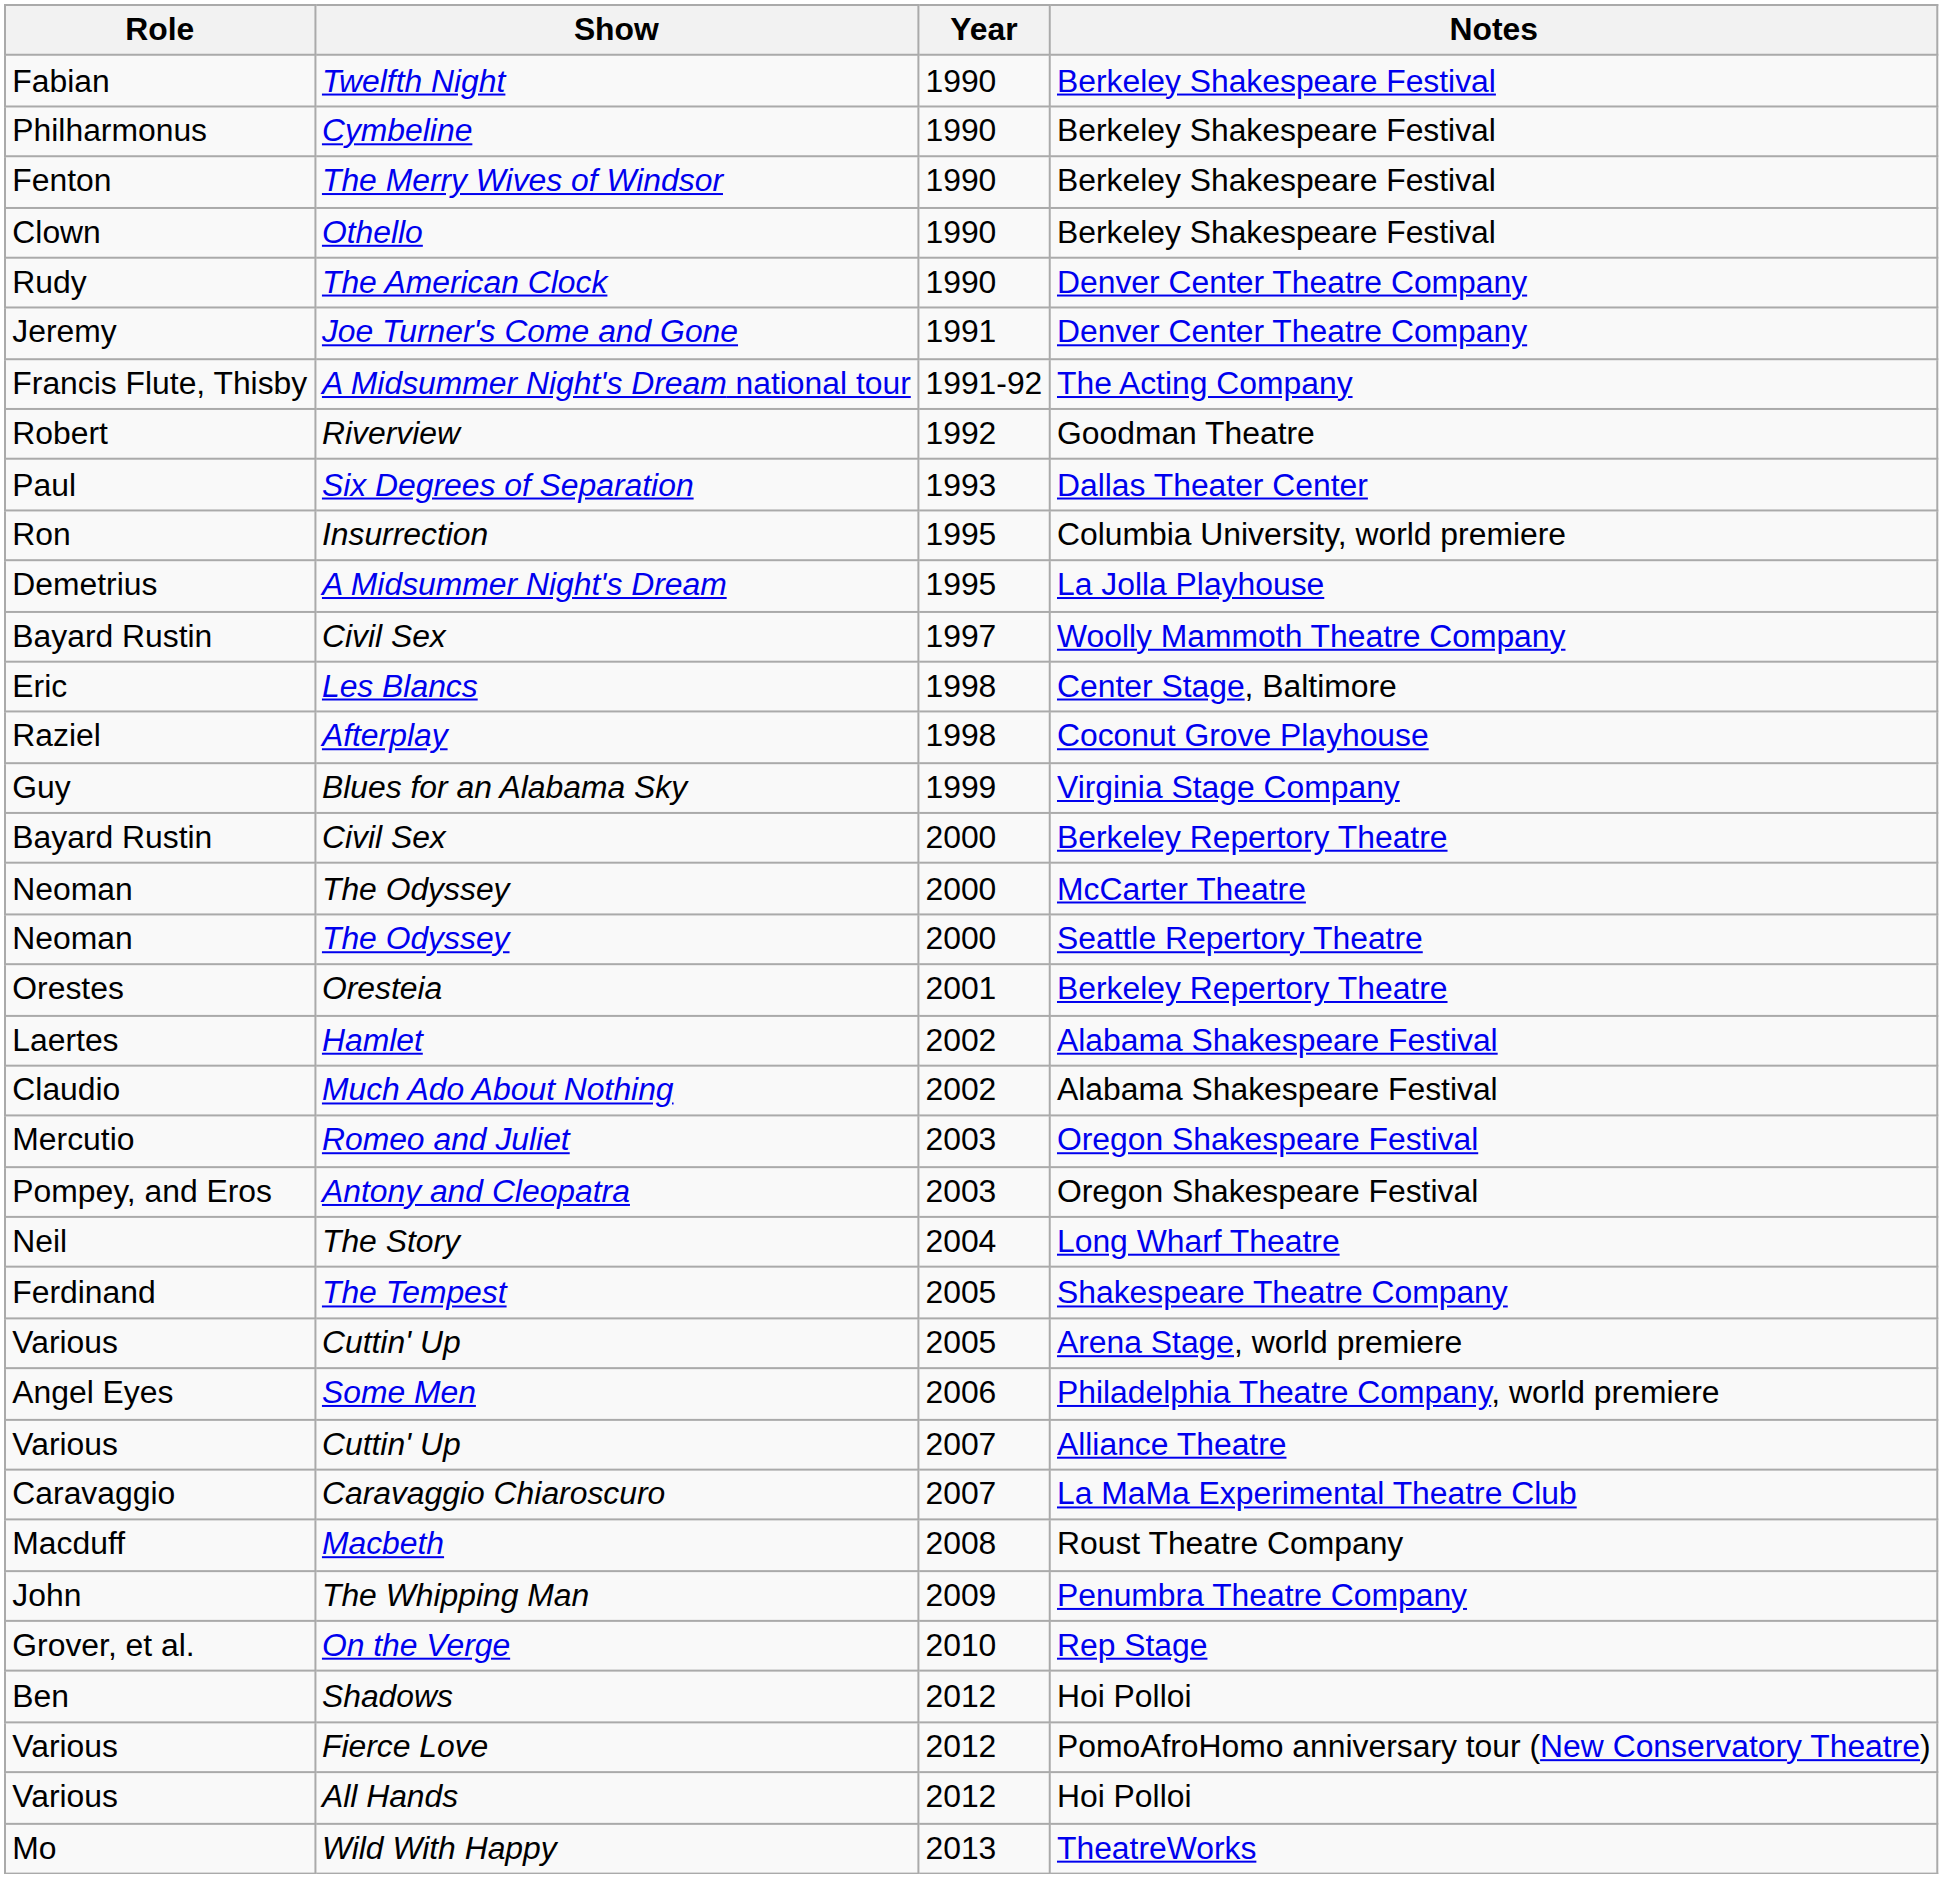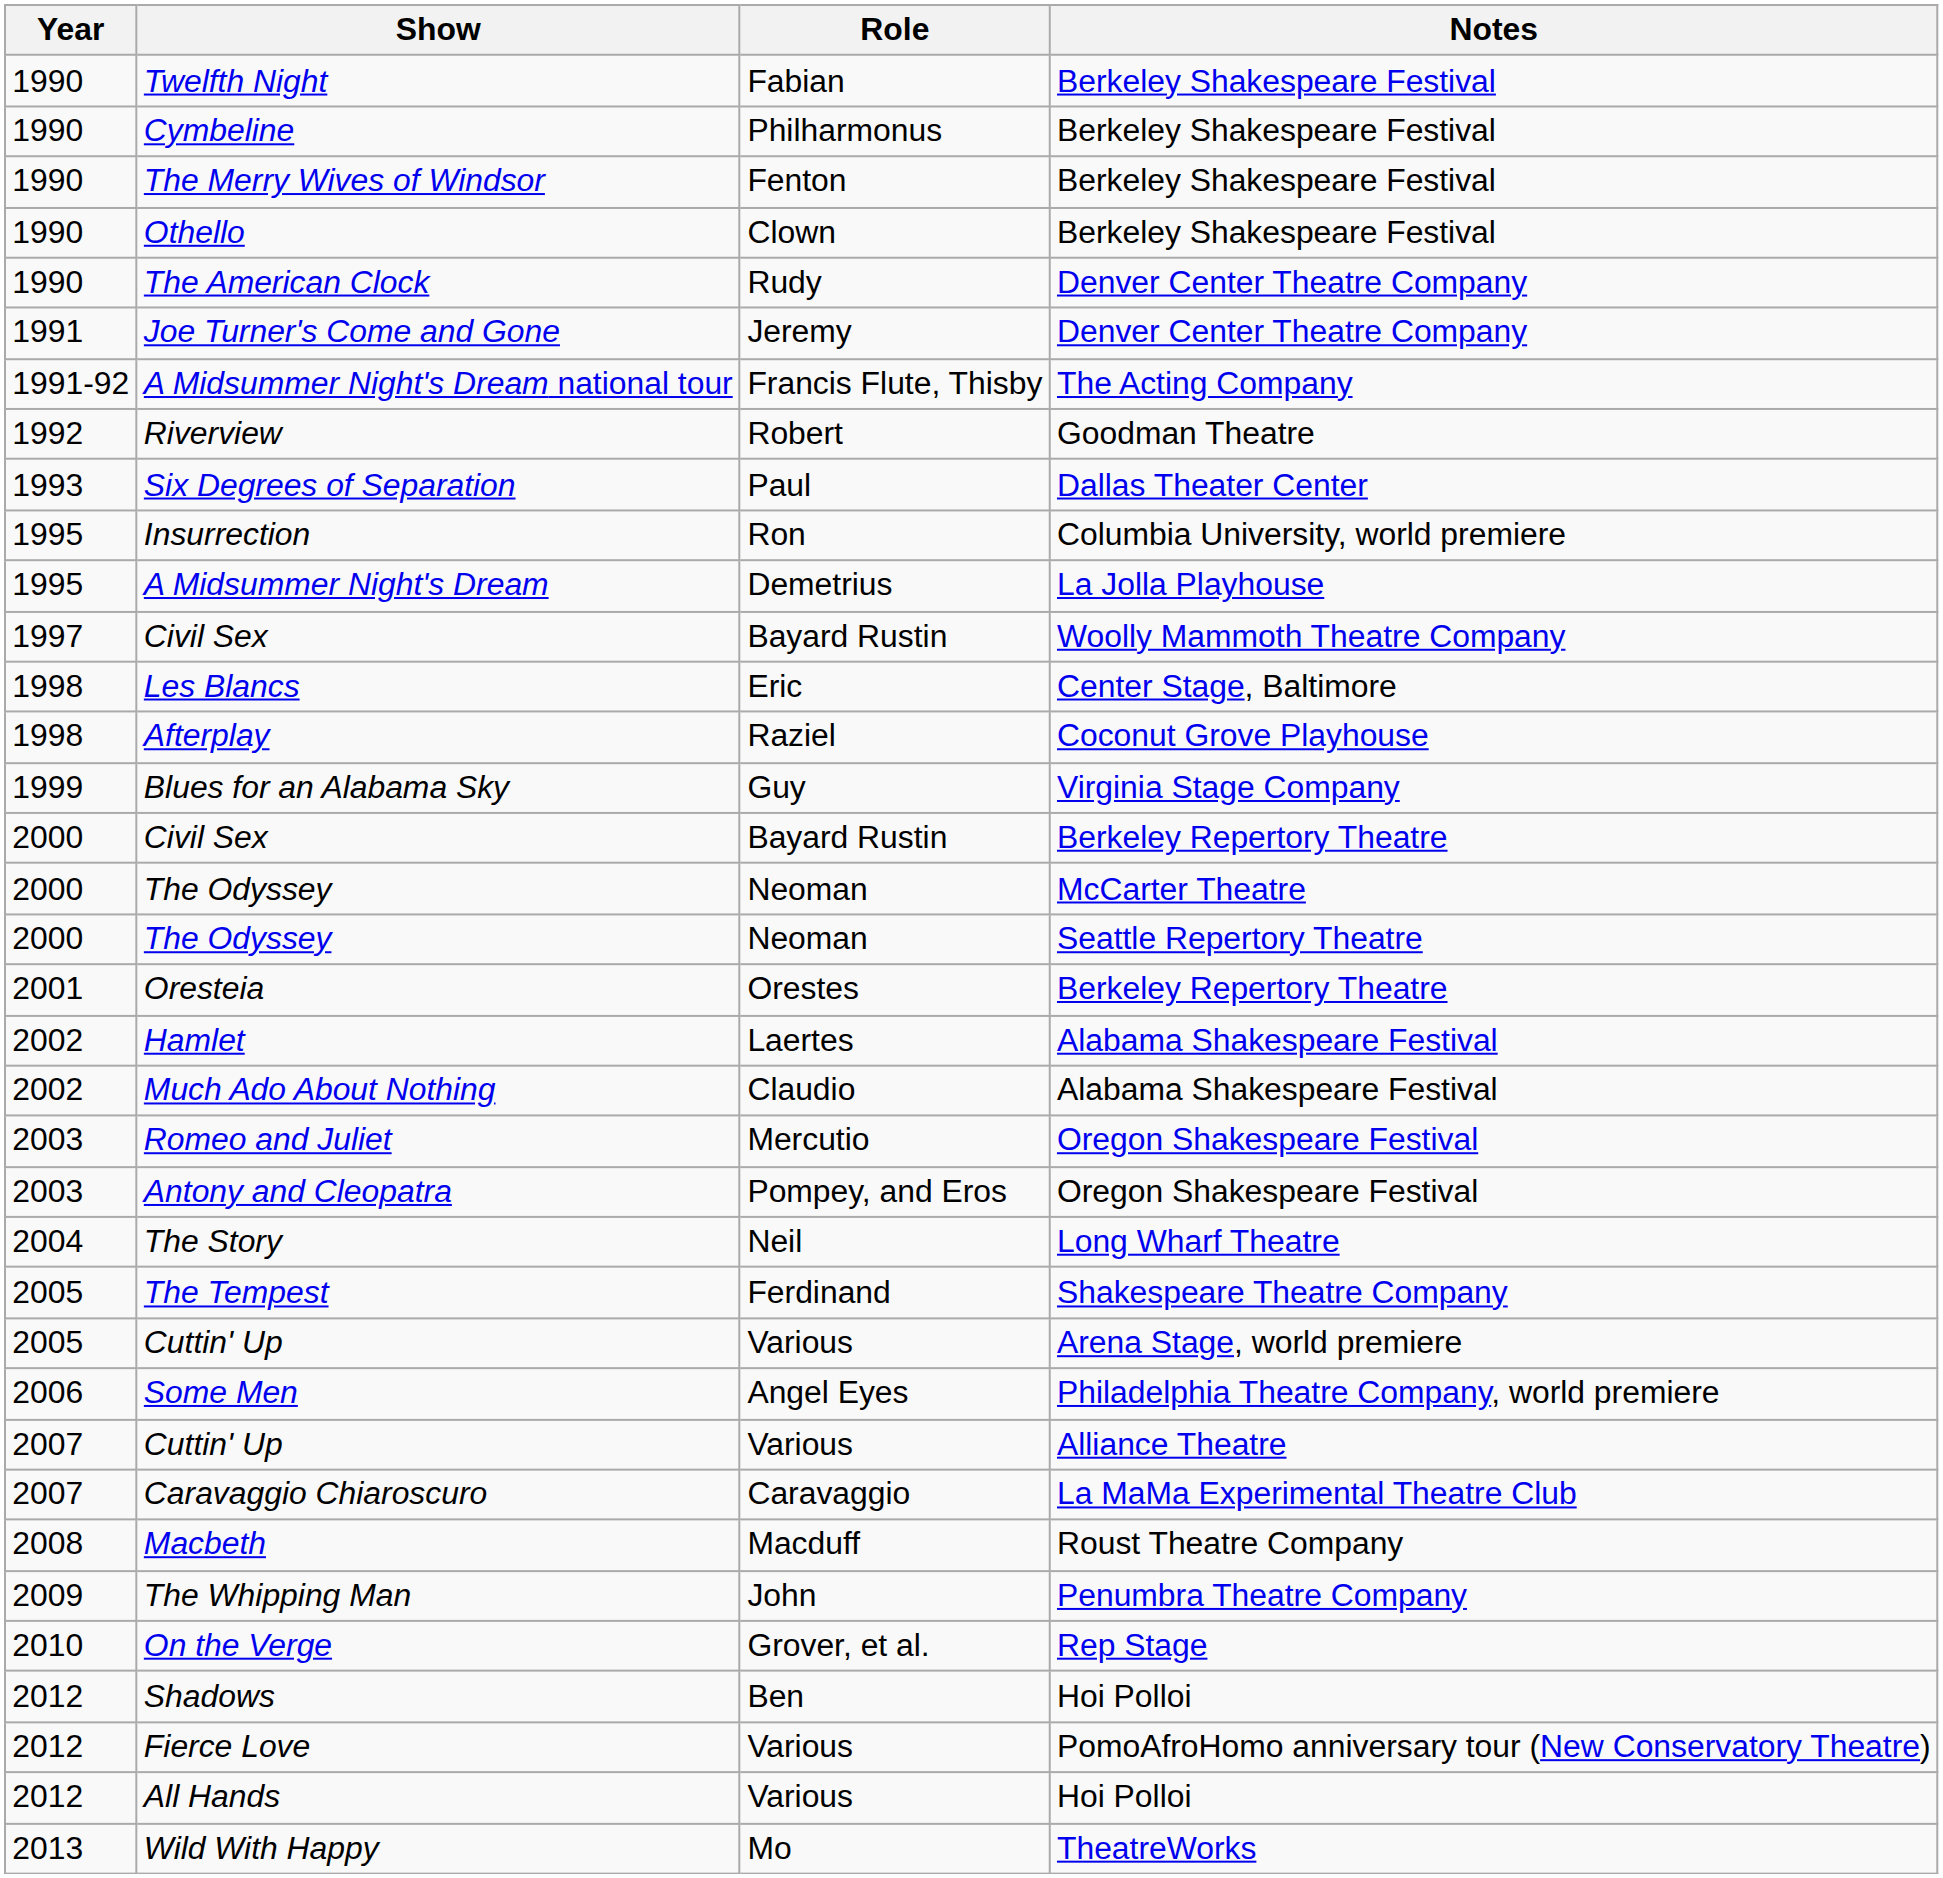columns swapped: (984, 29) <-> (160, 29)
